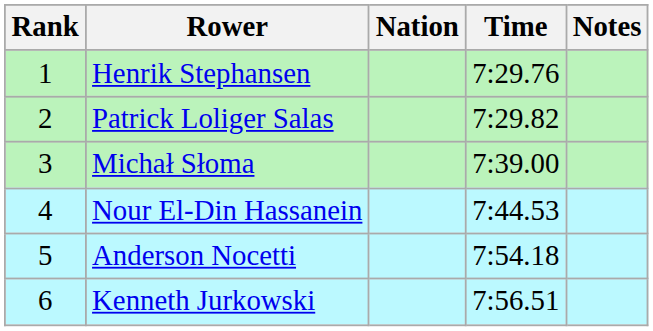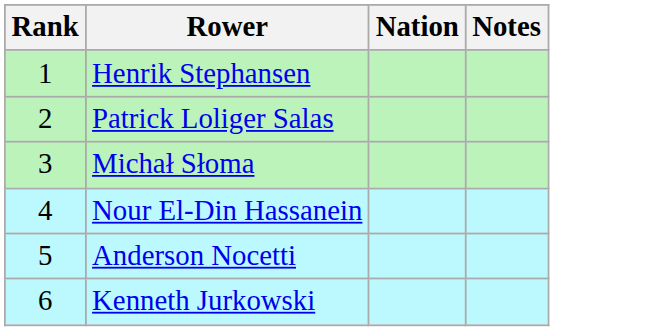- column: (516, 27)
